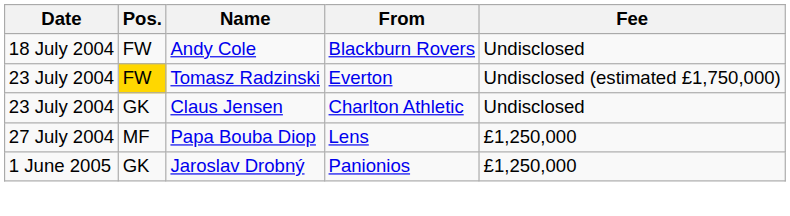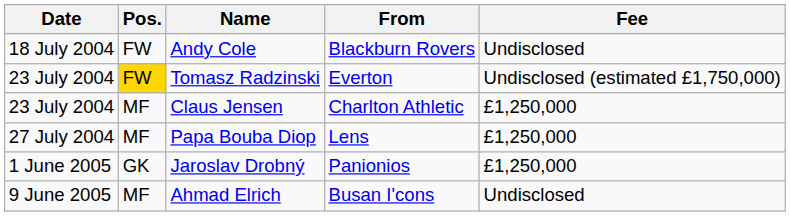(136, 107) GK -> (136, 107) MF
(534, 107) Undisclosed -> (530, 107) £1,250,000
+ row: (226, 195)
